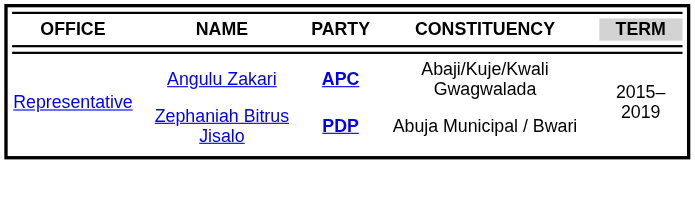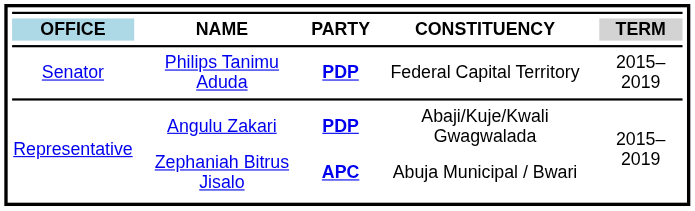(73, 29) no background -> (73, 29) lightblue background
+ row: (222, 72)
(341, 79) APC -> (341, 126) PDP
(341, 126) PDP -> (341, 172) APC
